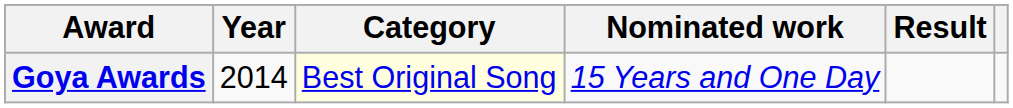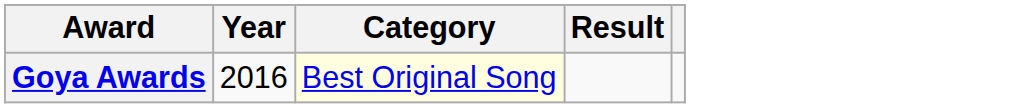- column: (725, 28)
(254, 77) 2014 -> (254, 77) 2016
